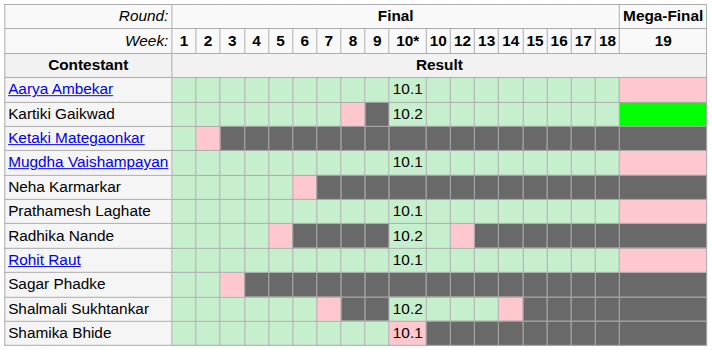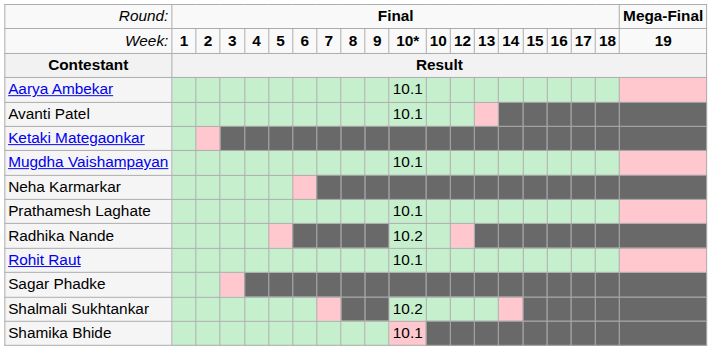+ row: (49, 114)
- row: (61, 114)
